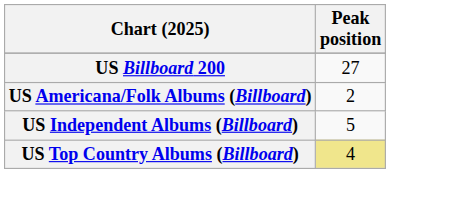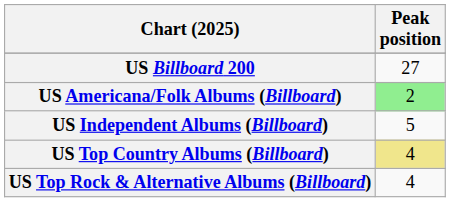(351, 96) no background -> (410, 96) lightgreen background
+ row: (190, 182)
